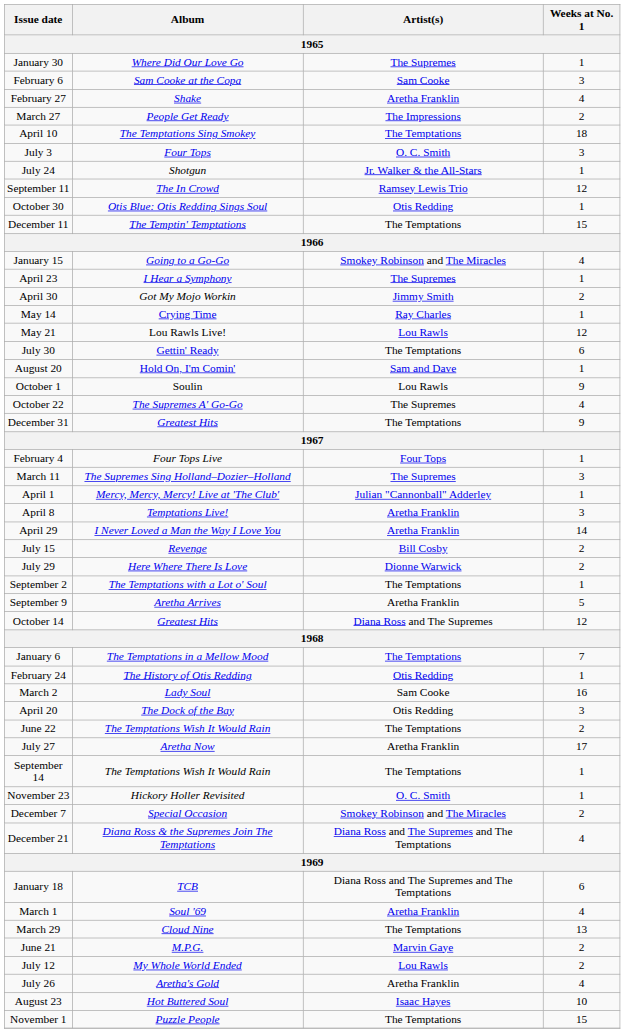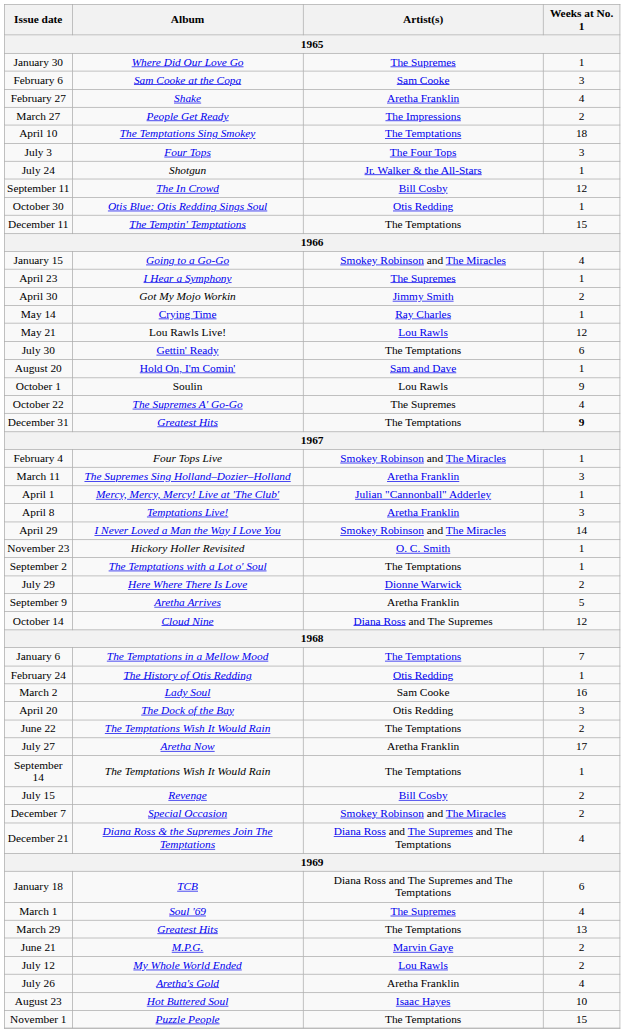(423, 152) O. C. Smith -> (423, 152) The Four Tops
(423, 188) Ramsey Lewis Trio -> (423, 188) Bill Cosby
(582, 422) normal -> (582, 422) bold
(423, 458) Four Tops -> (423, 458) Smokey Robinson and The Miracles
(423, 476) The Supremes -> (423, 476) Aretha Franklin
(423, 530) Aretha Franklin -> (423, 530) Smokey Robinson and The Miracles
rows swapped: (38, 548) <-> (38, 795)
rows swapped: (38, 566) <-> (38, 584)
(188, 620) Greatest Hits -> (188, 620) Cloud Nine
(423, 911) Aretha Franklin -> (423, 911) The Supremes
(188, 929) Cloud Nine -> (188, 929) Greatest Hits
